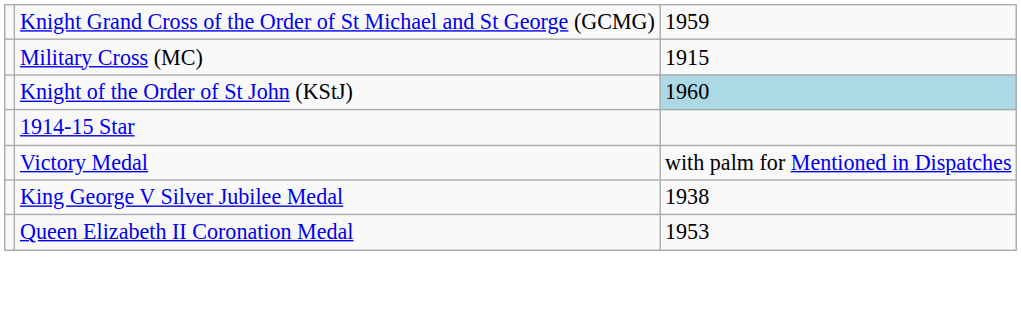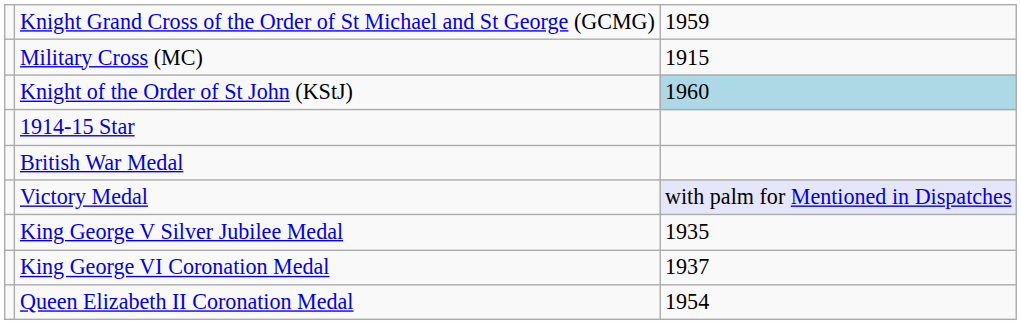+ row: (102, 162)
(838, 162) no background -> (838, 197) lavender background
(687, 197) 1938 -> (687, 232) 1935
+ row: (175, 267)
(687, 232) 1953 -> (687, 302) 1954
